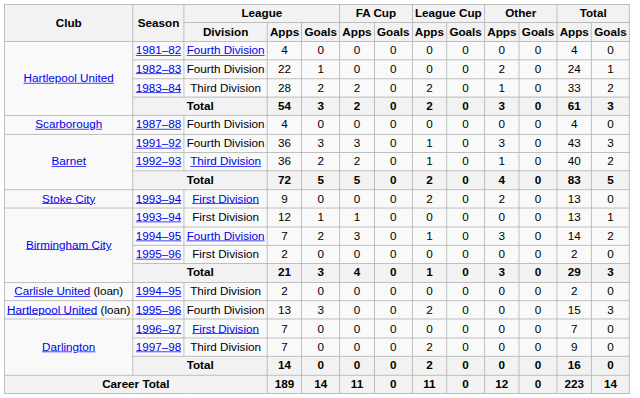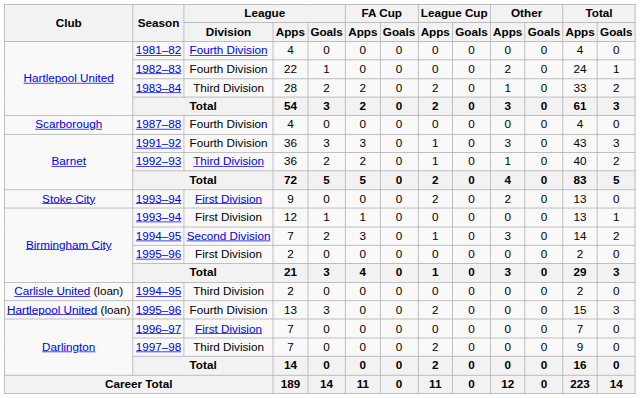(226, 236) Fourth Division -> (229, 236) Second Division
